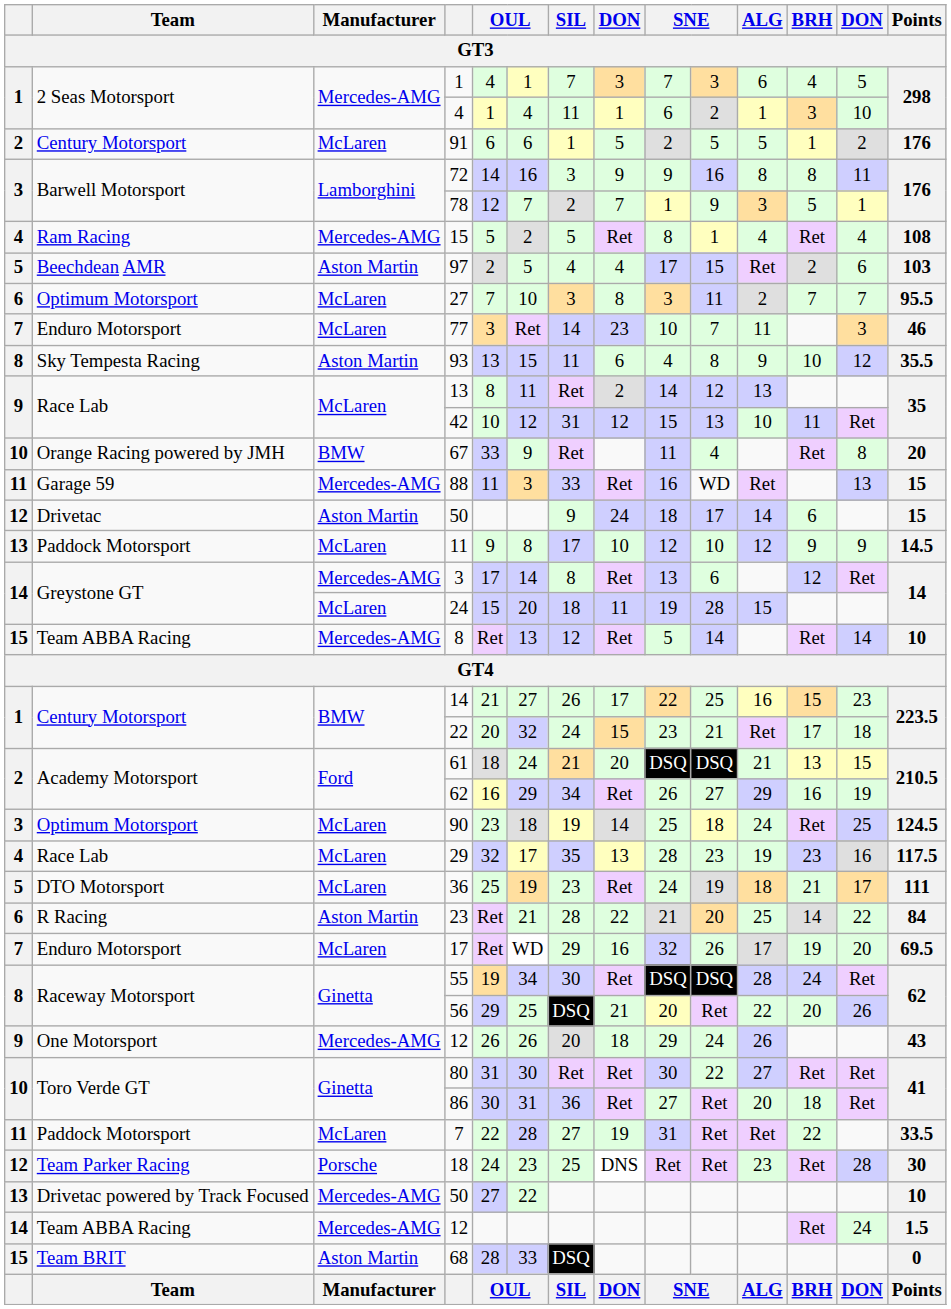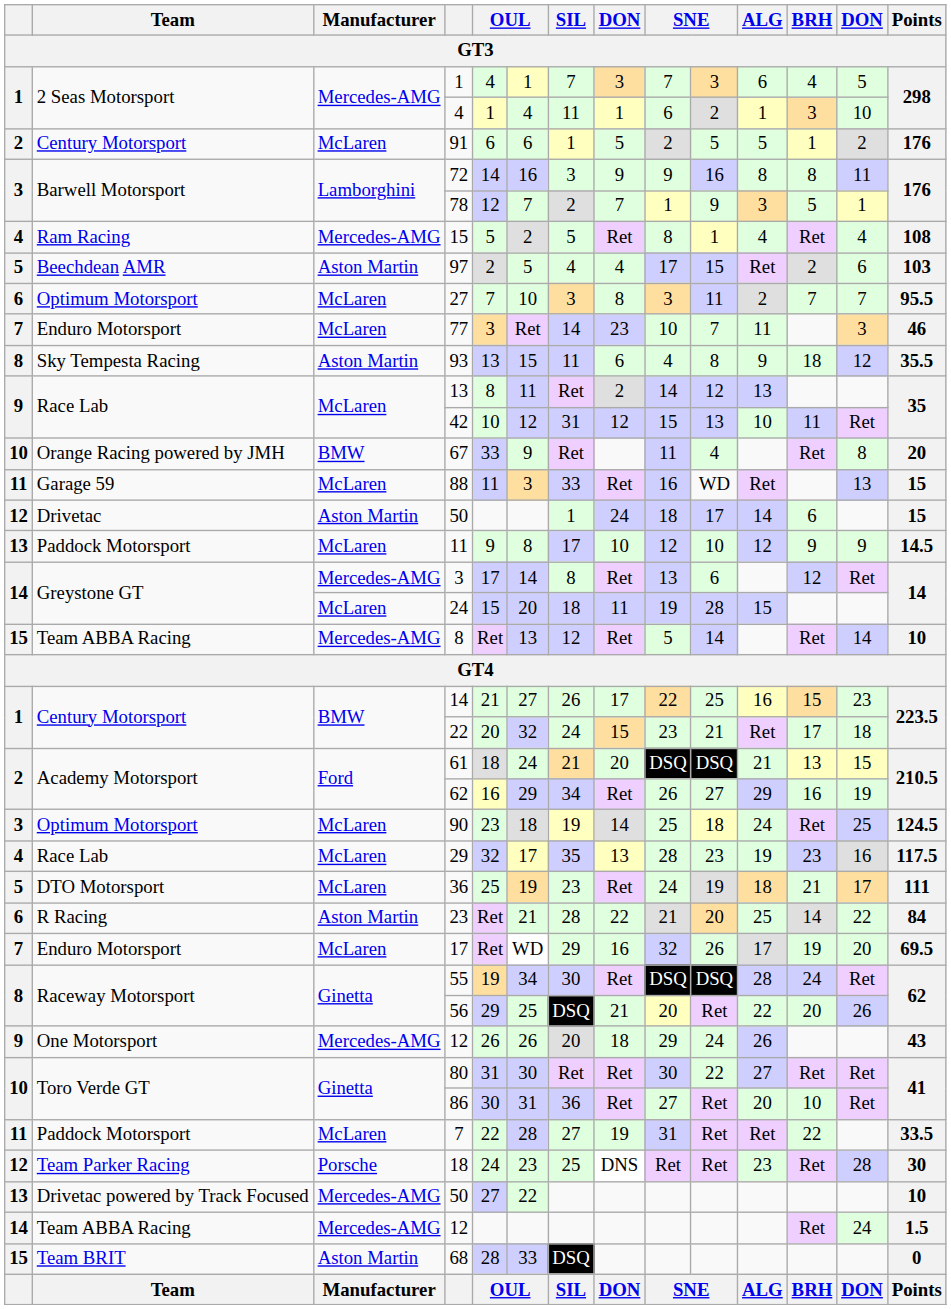(812, 360) 10 -> (812, 360) 18
(379, 484) Mercedes-AMG -> (352, 484) McLaren
(571, 514) 9 -> (571, 514) 1
(812, 1103) 18 -> (812, 1103) 10
